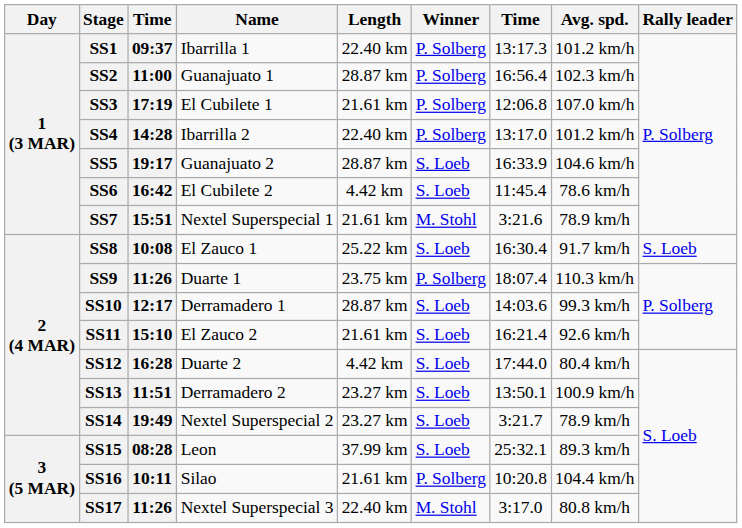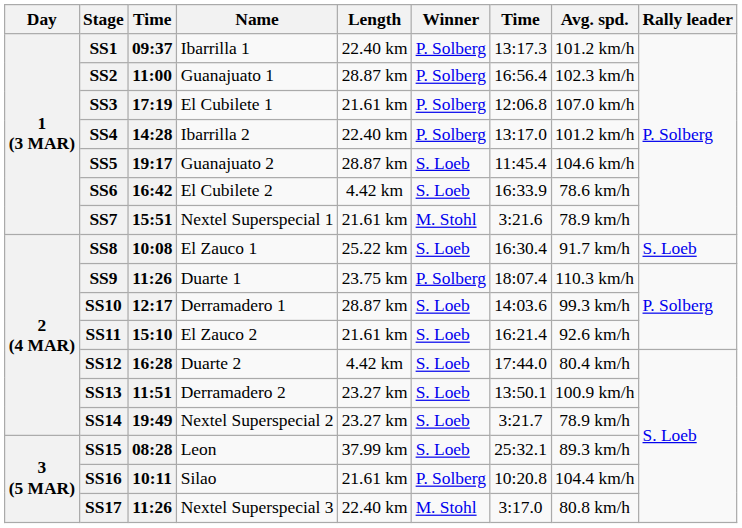(520, 162) 16:33.9 -> (520, 162) 11:45.4
(520, 191) 11:45.4 -> (520, 191) 16:33.9
